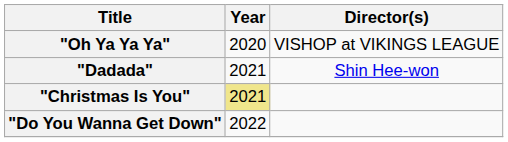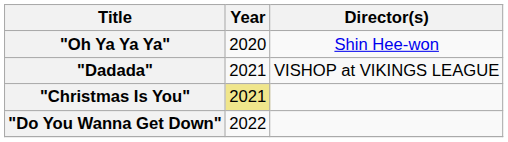(387, 44) VISHOP at VIKINGS LEAGUE -> (387, 44) Shin Hee-won
(387, 70) Shin Hee-won -> (387, 70) VISHOP at VIKINGS LEAGUE
